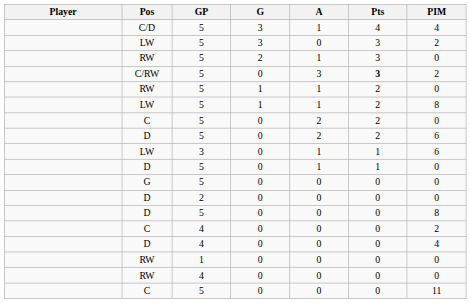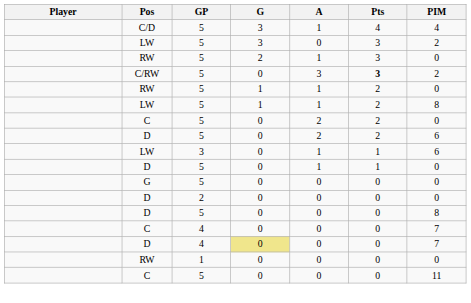(437, 228) 2 -> (437, 228) 7
(260, 244) no background -> (260, 244) khaki background
(437, 244) 4 -> (437, 244) 7
- row: (147, 275)
